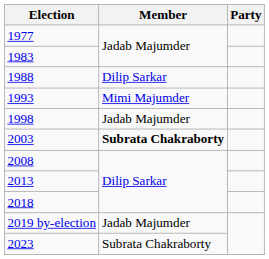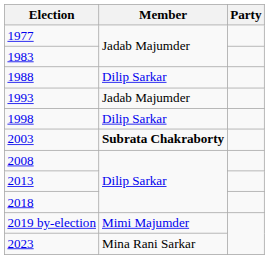(146, 98) Mimi Majumder -> (146, 98) Jadab Majumder
(146, 118) Jadab Majumder -> (134, 118) Dilip Sarkar
(146, 222) Jadab Majumder -> (146, 222) Mimi Majumder
(156, 243) Subrata Chakraborty -> (149, 243) Mina Rani Sarkar
